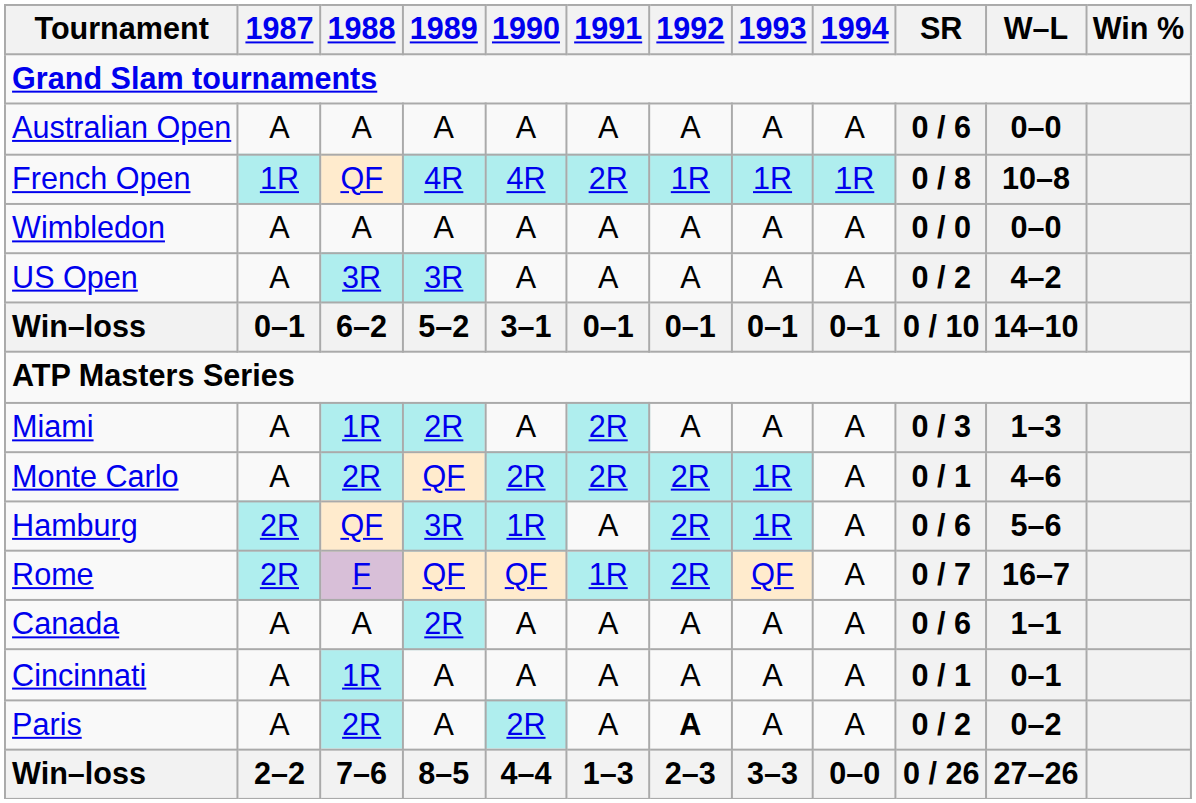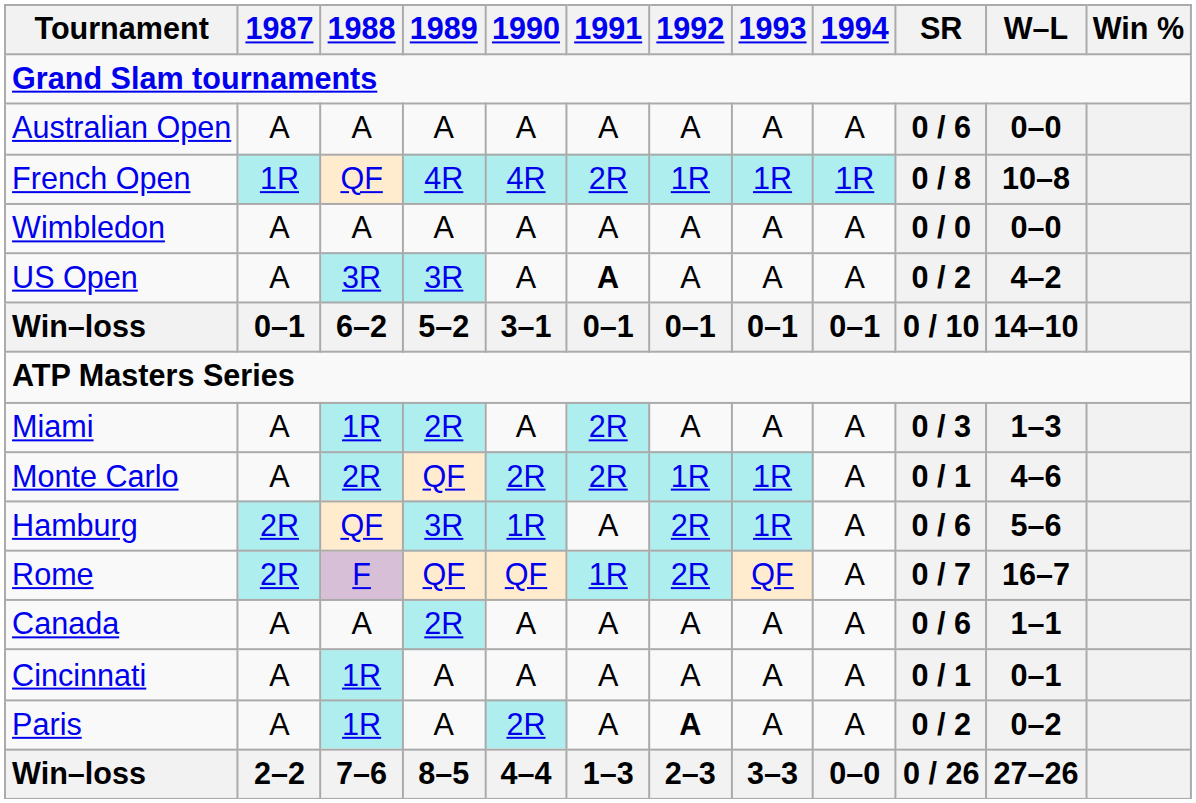(608, 276) normal -> (608, 276) bold
(690, 475) 2R -> (690, 475) 1R
(362, 723) 2R -> (362, 723) 1R
